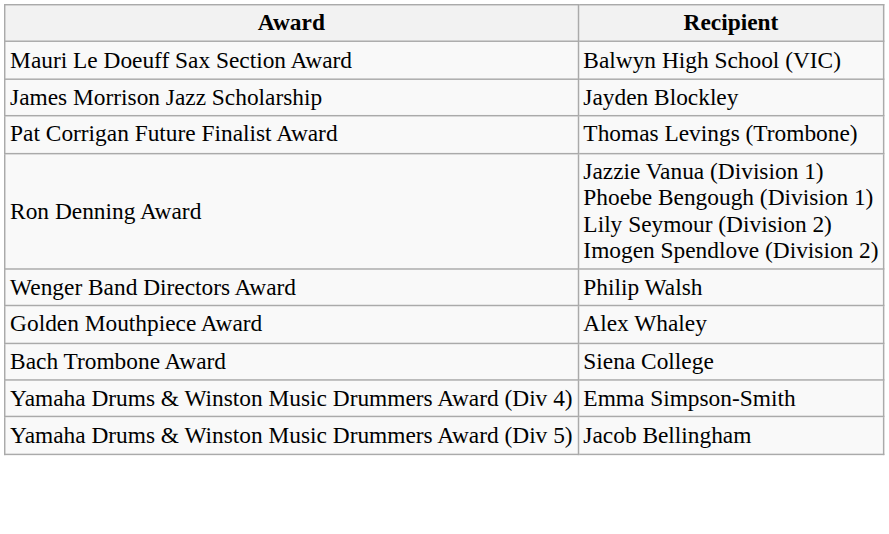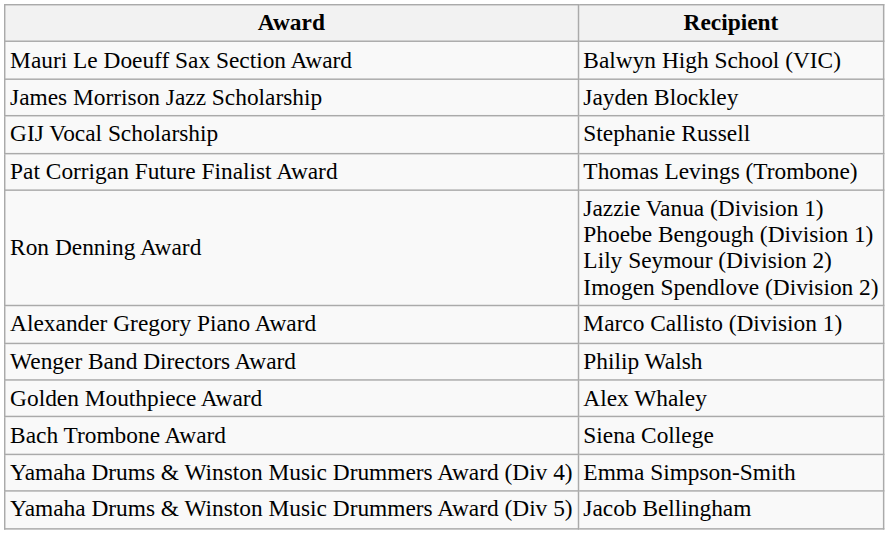+ row: (114, 134)
+ row: (163, 324)
